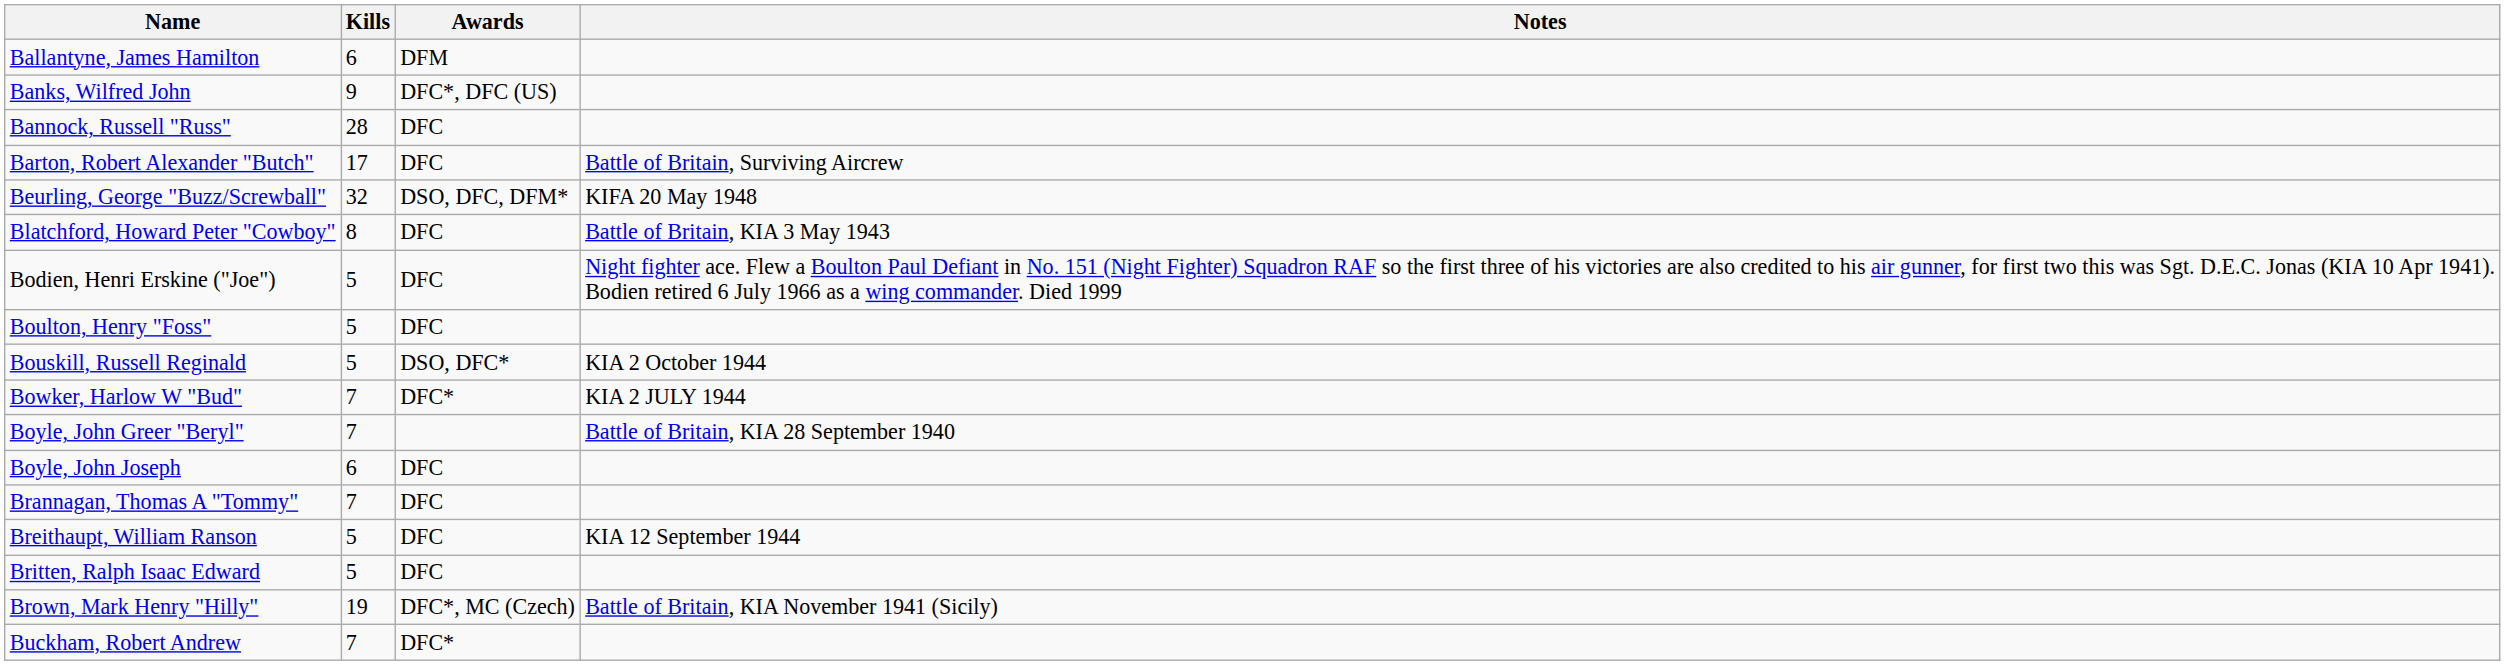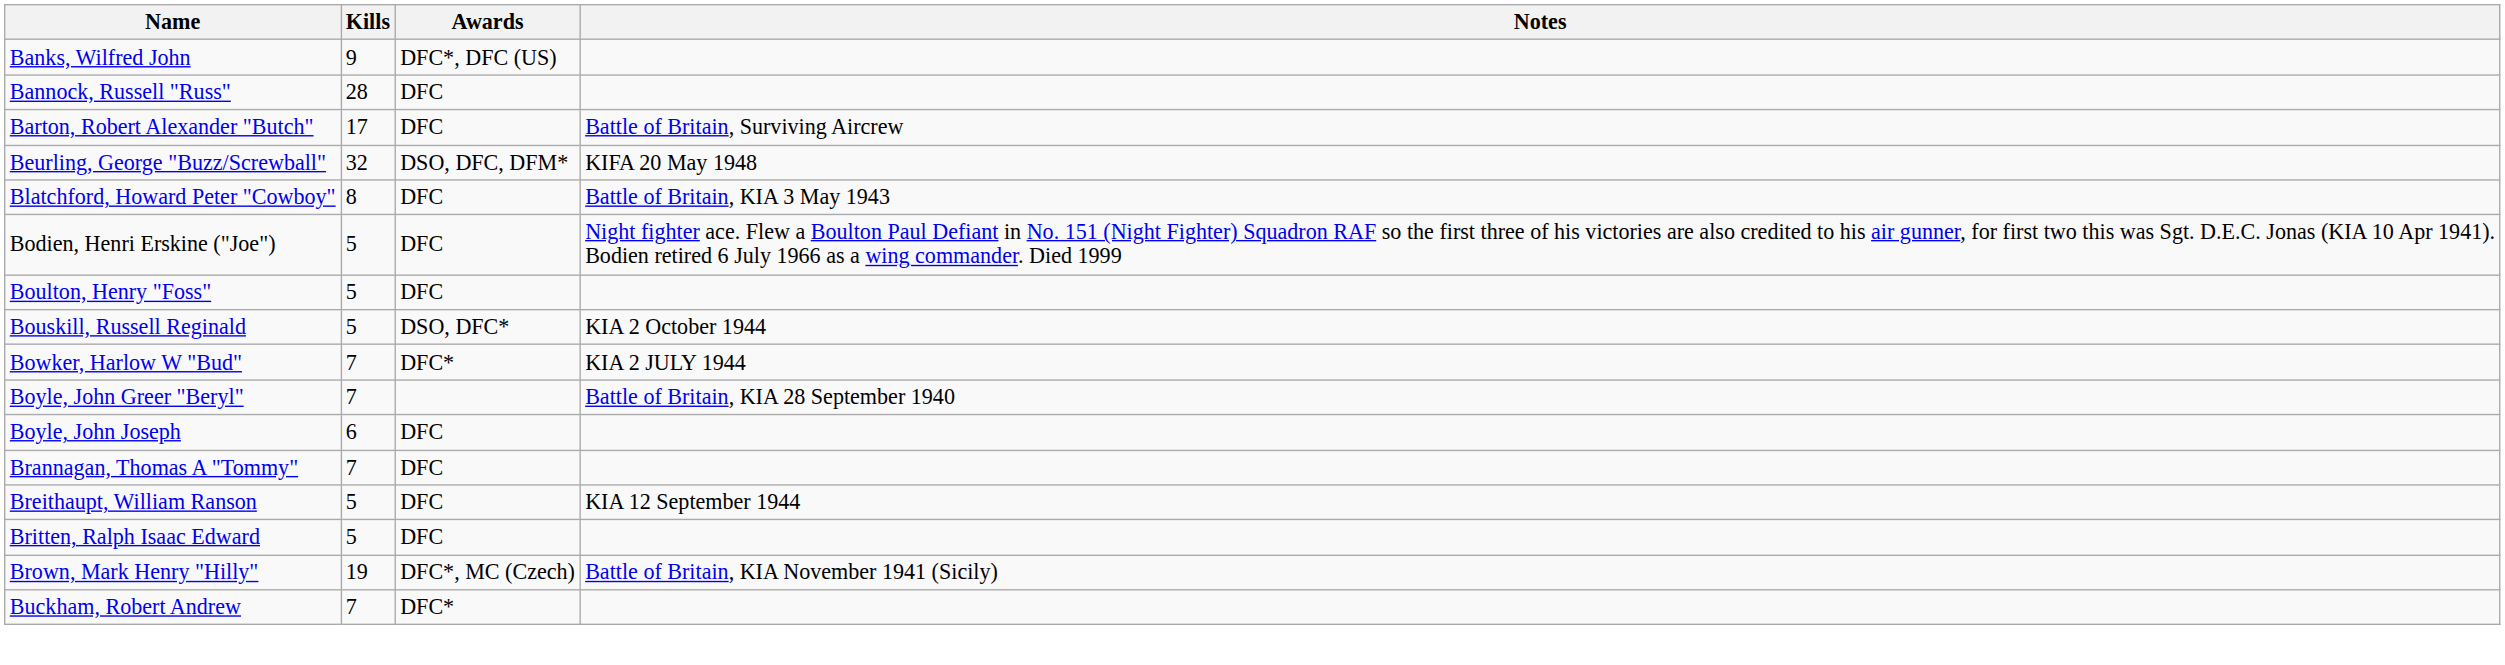- row: (135, 57)
